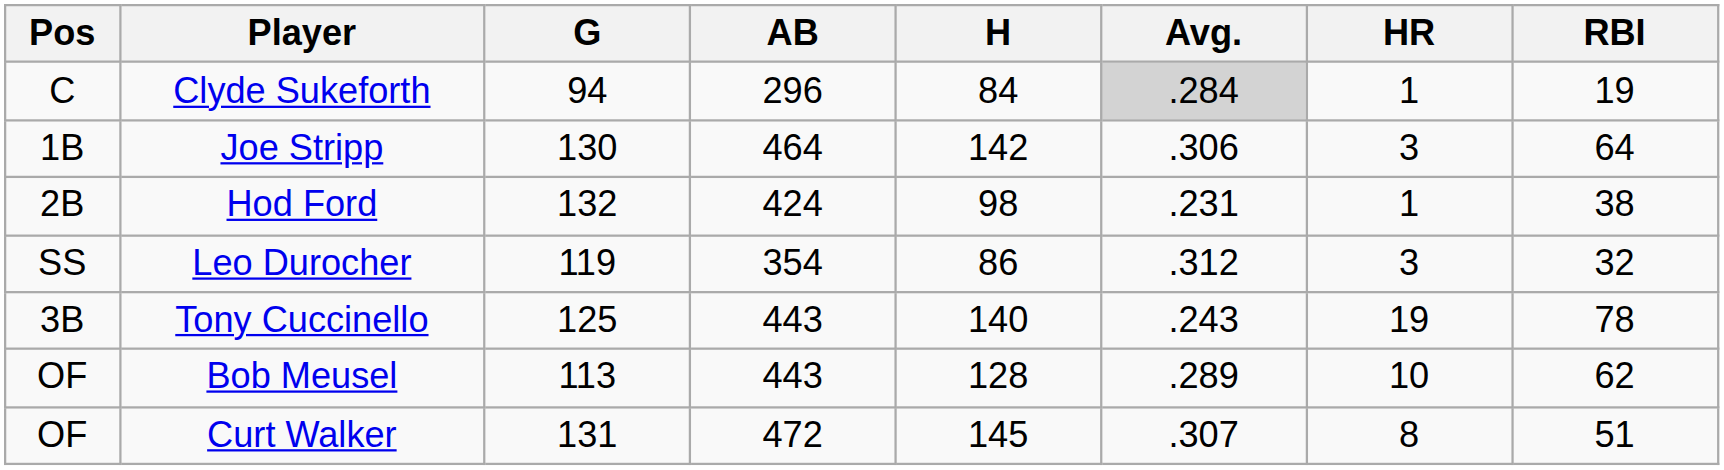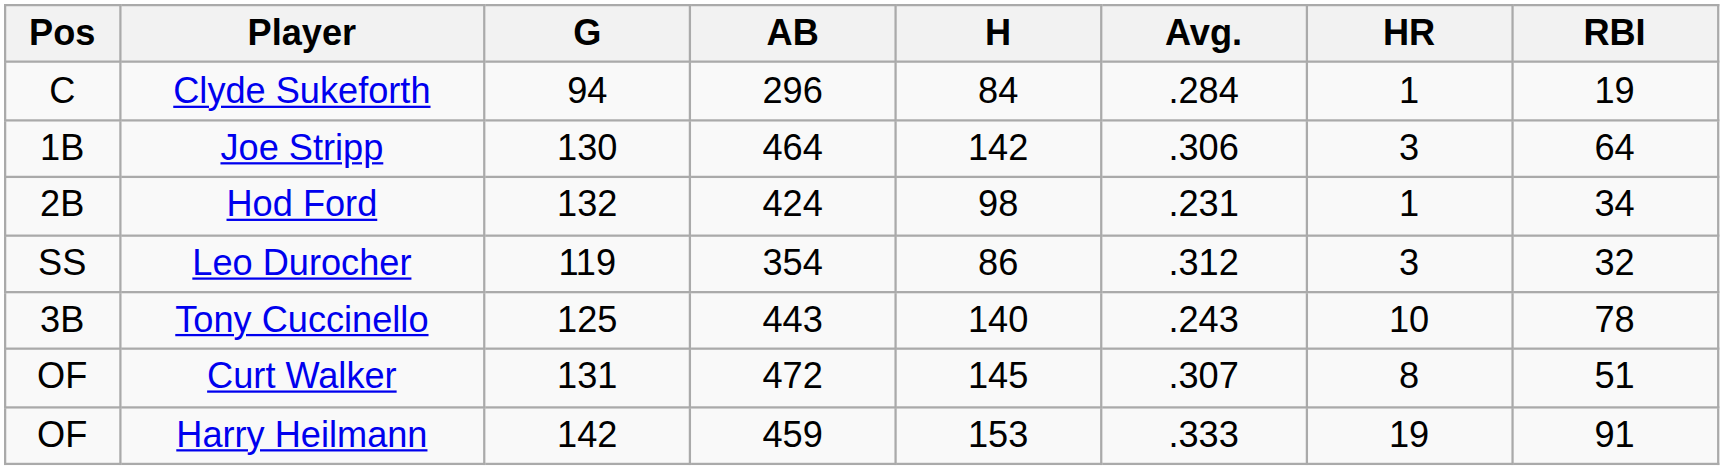(1204, 90) lightgrey background -> (1204, 90) no background
(1615, 205) 38 -> (1615, 205) 34
(1409, 319) 19 -> (1409, 319) 10
- row: (302, 377)
+ row: (302, 434)
